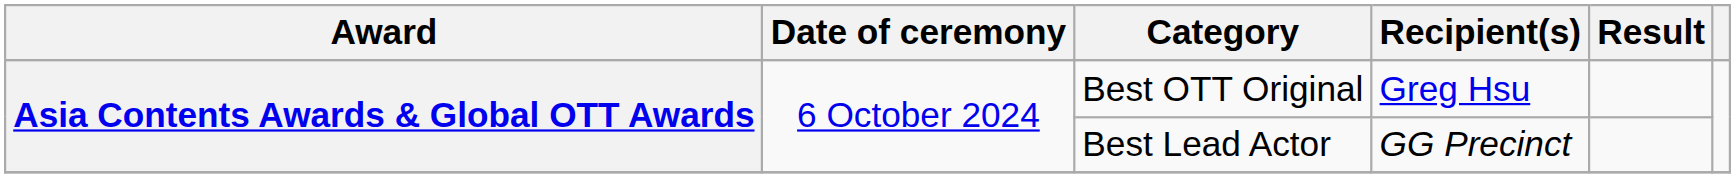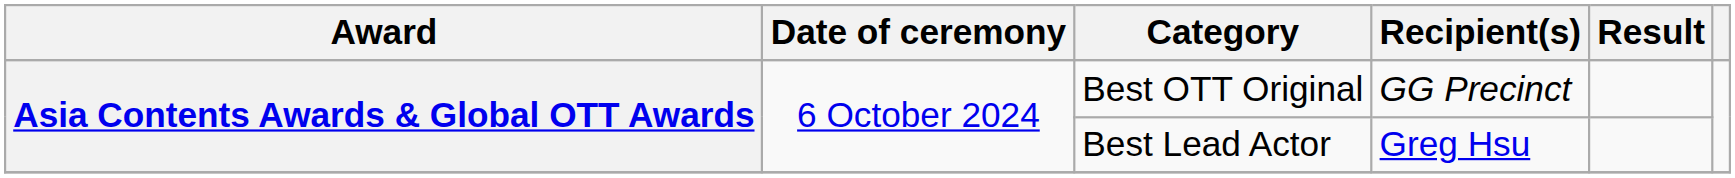(1455, 88) Greg Hsu -> (1475, 88) GG Precinct
(1475, 144) GG Precinct -> (1455, 144) Greg Hsu
